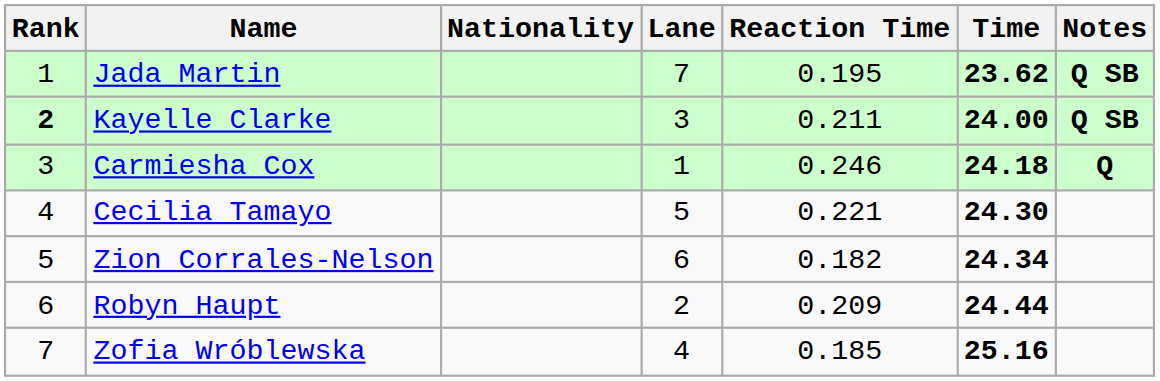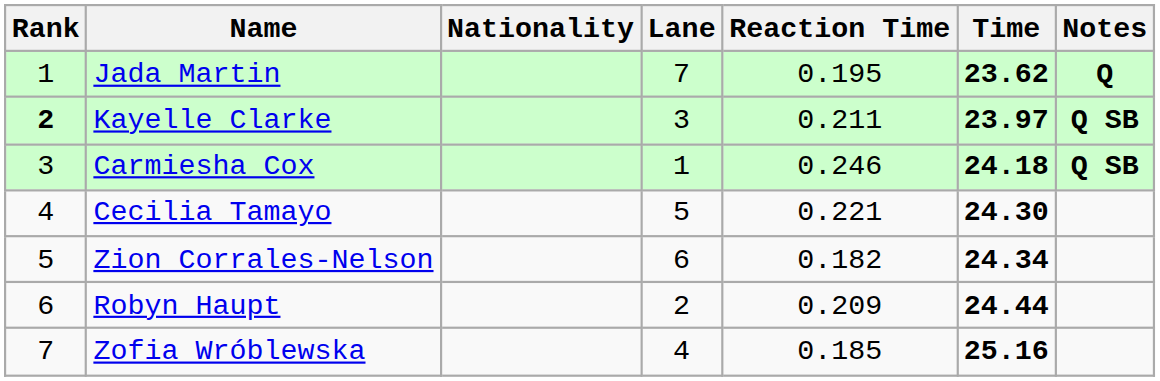(1105, 74) Q SB -> (1105, 74) Q
(1006, 121) 24.00 -> (1006, 121) 23.97
(1105, 167) Q -> (1105, 167) Q SB
